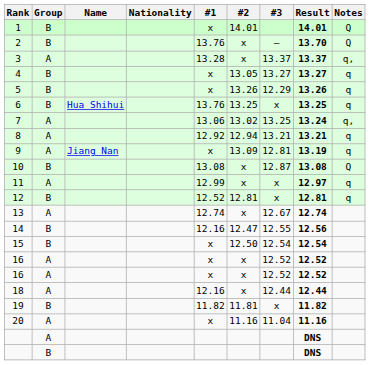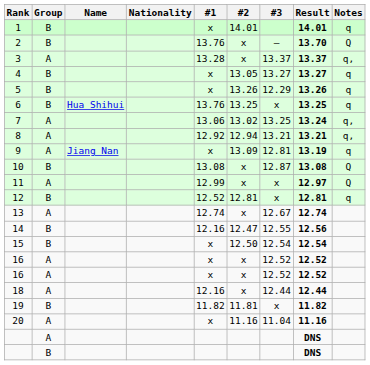(348, 28) Q -> (348, 28) q
(348, 136) q -> (348, 136) q,
(348, 182) q -> (348, 182) Q
